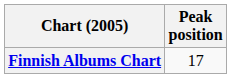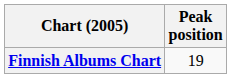(196, 60) 17 -> (196, 60) 19
